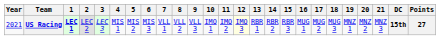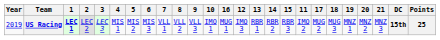columns swapped: (226, 10) <-> (303, 10)
(14, 25) 2021 -> (14, 25) 2019
(242, 25) lightyellow background -> (242, 25) no background
(422, 25) 27 -> (422, 25) 25
